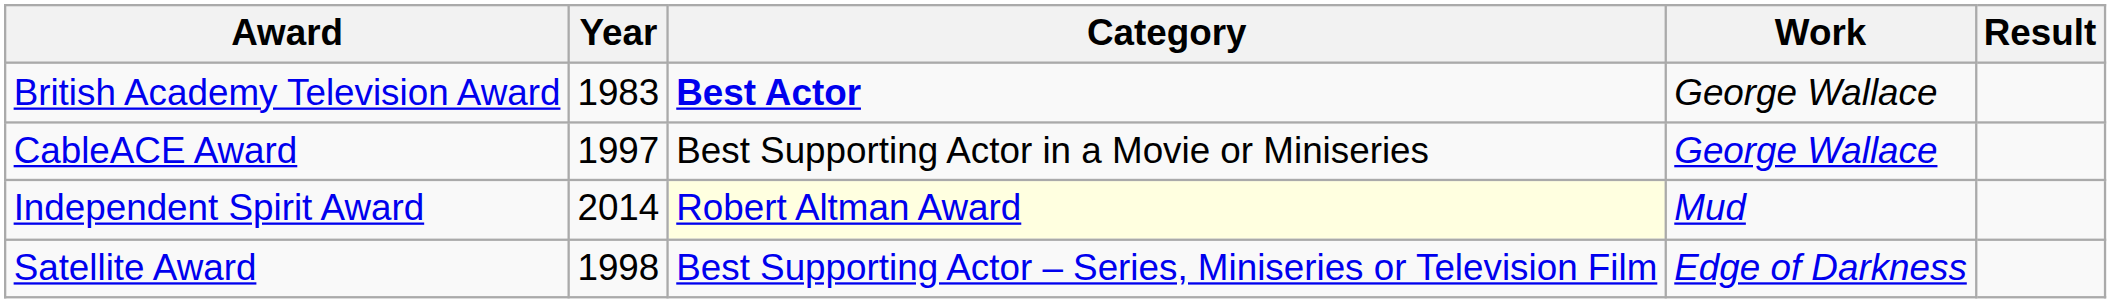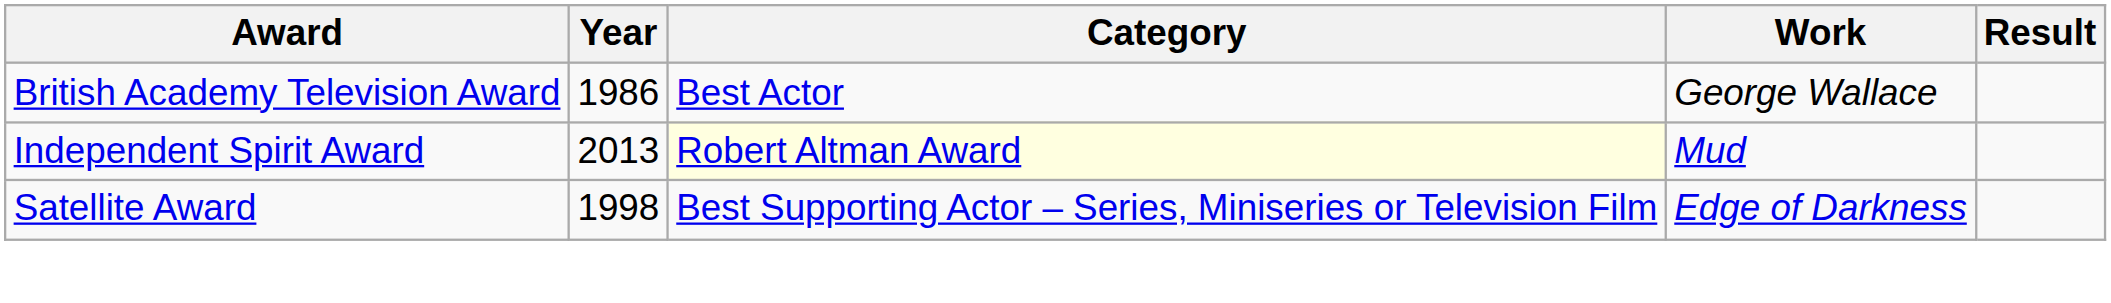(618, 92) 1983 -> (618, 92) 1986
(769, 92) bold -> (760, 92) normal
- row: (155, 150)
(618, 208) 2014 -> (618, 150) 2013
